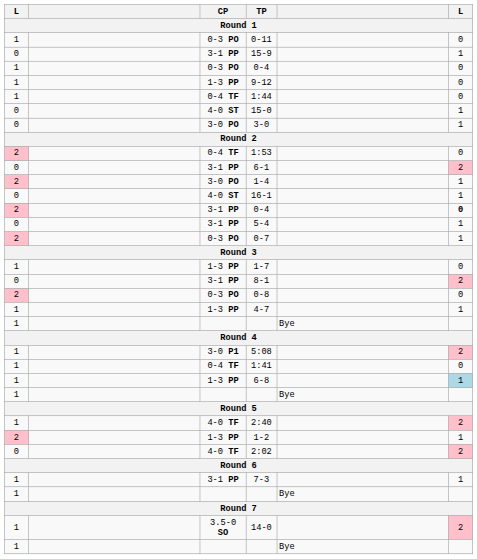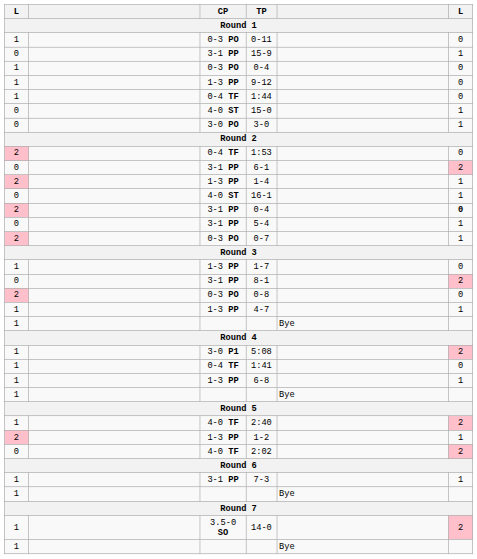(223, 182) 3-0 PO -> (223, 182) 1-3 PP
(461, 381) lightblue background -> (461, 381) no background
